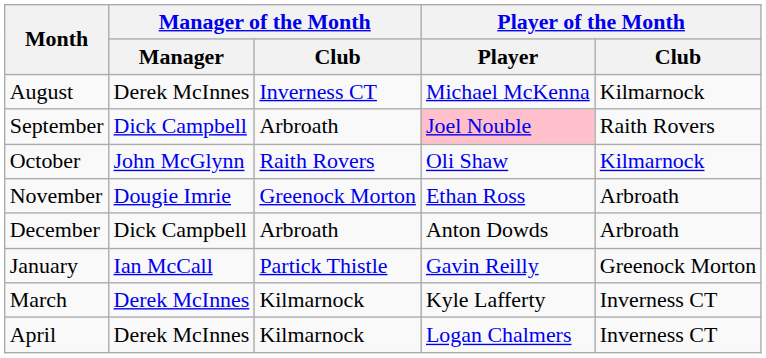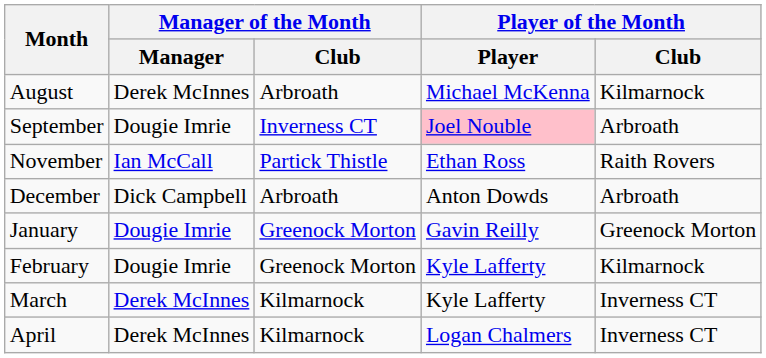(318, 91) Inverness CT -> (299, 91) Arbroath
(180, 126) Dick Campbell -> (172, 126) Dougie Imrie
(299, 126) Arbroath -> (318, 126) Inverness CT
(657, 126) Raith Rovers -> (639, 126) Arbroath
- row: (45, 160)
(172, 195) Dougie Imrie -> (163, 160) Ian McCall
(338, 195) Greenock Morton -> (323, 160) Partick Thistle
(639, 195) Arbroath -> (657, 160) Raith Rovers
(163, 265) Ian McCall -> (172, 230) Dougie Imrie
(323, 265) Partick Thistle -> (338, 230) Greenock Morton
+ row: (49, 265)
